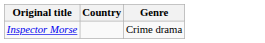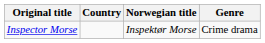+ column: (161, 13)
